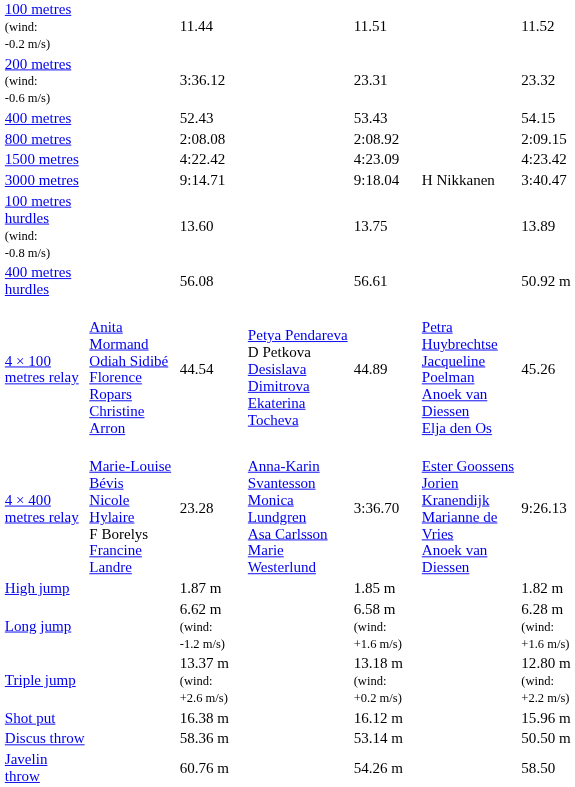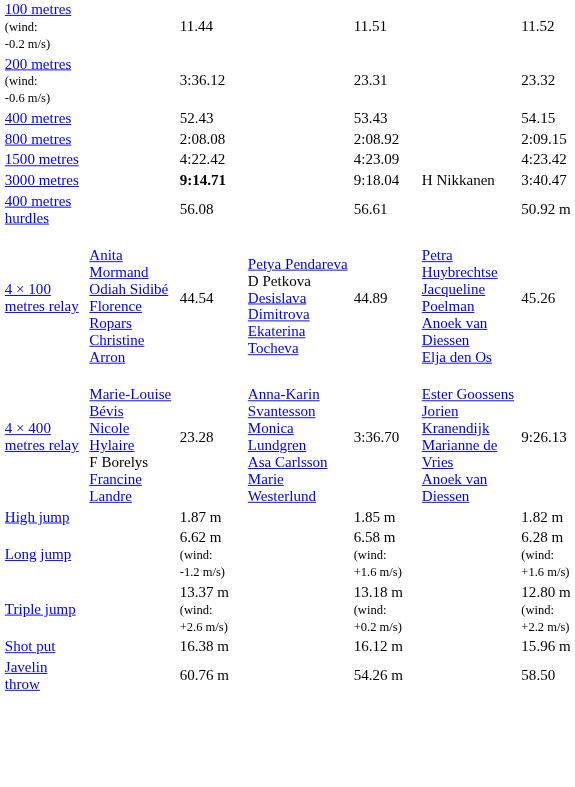(203, 180) normal -> (203, 180) bold
- row: (38, 226)
- row: (45, 738)
